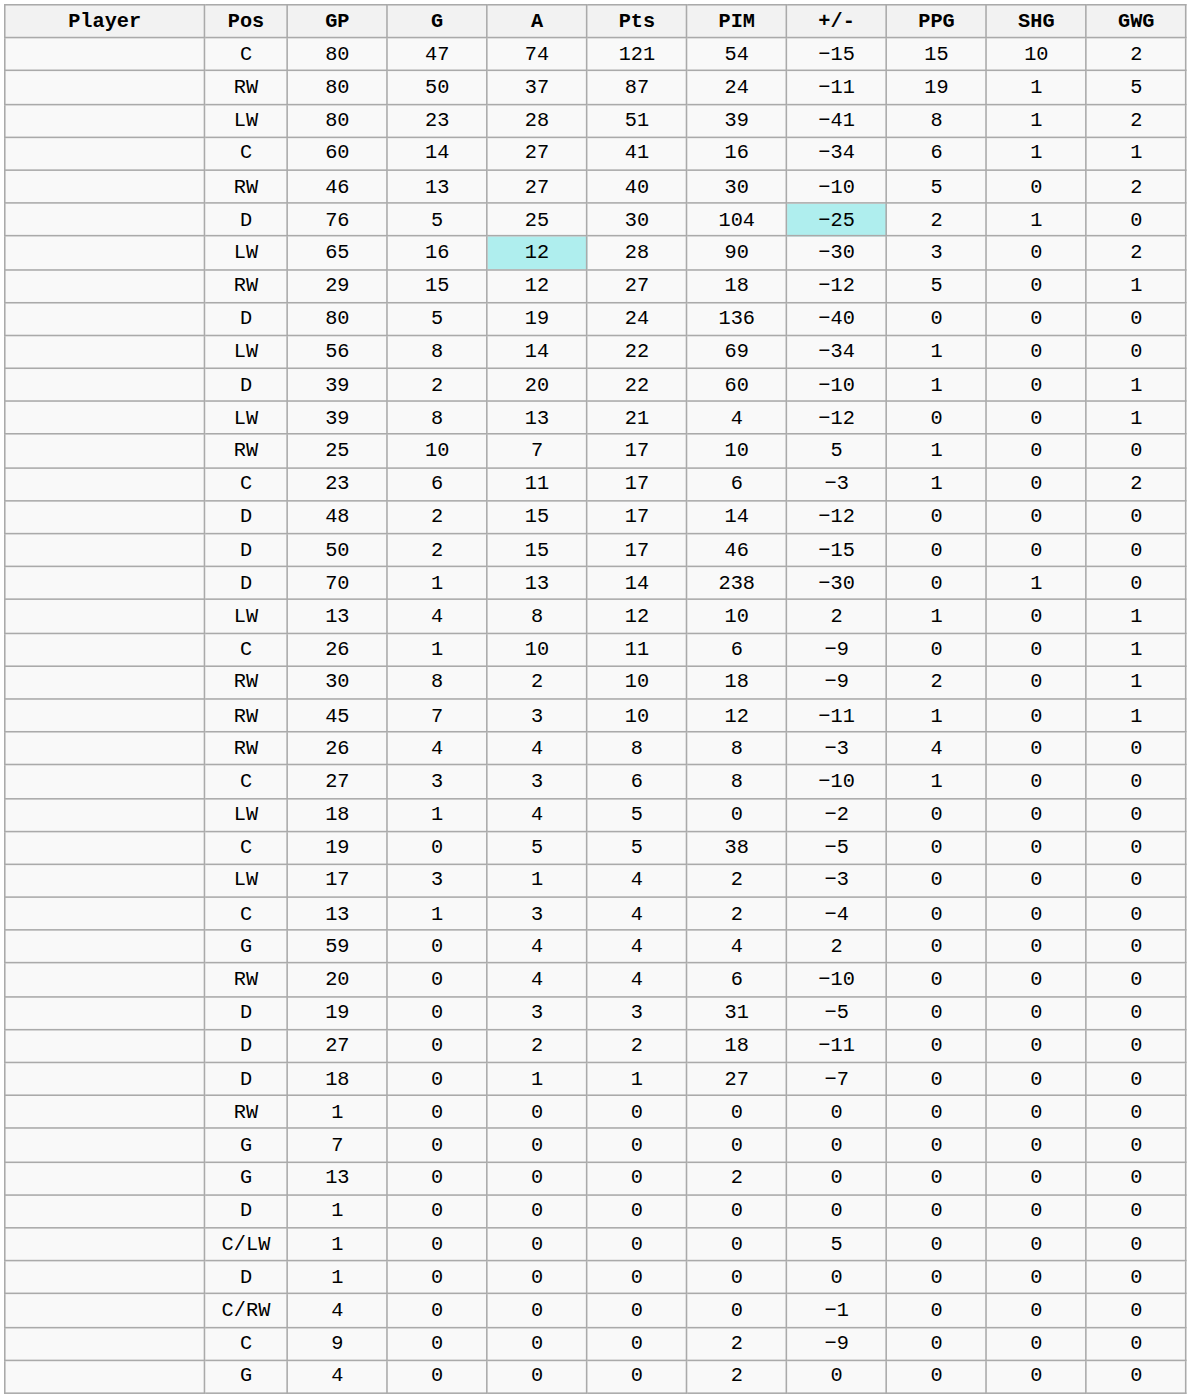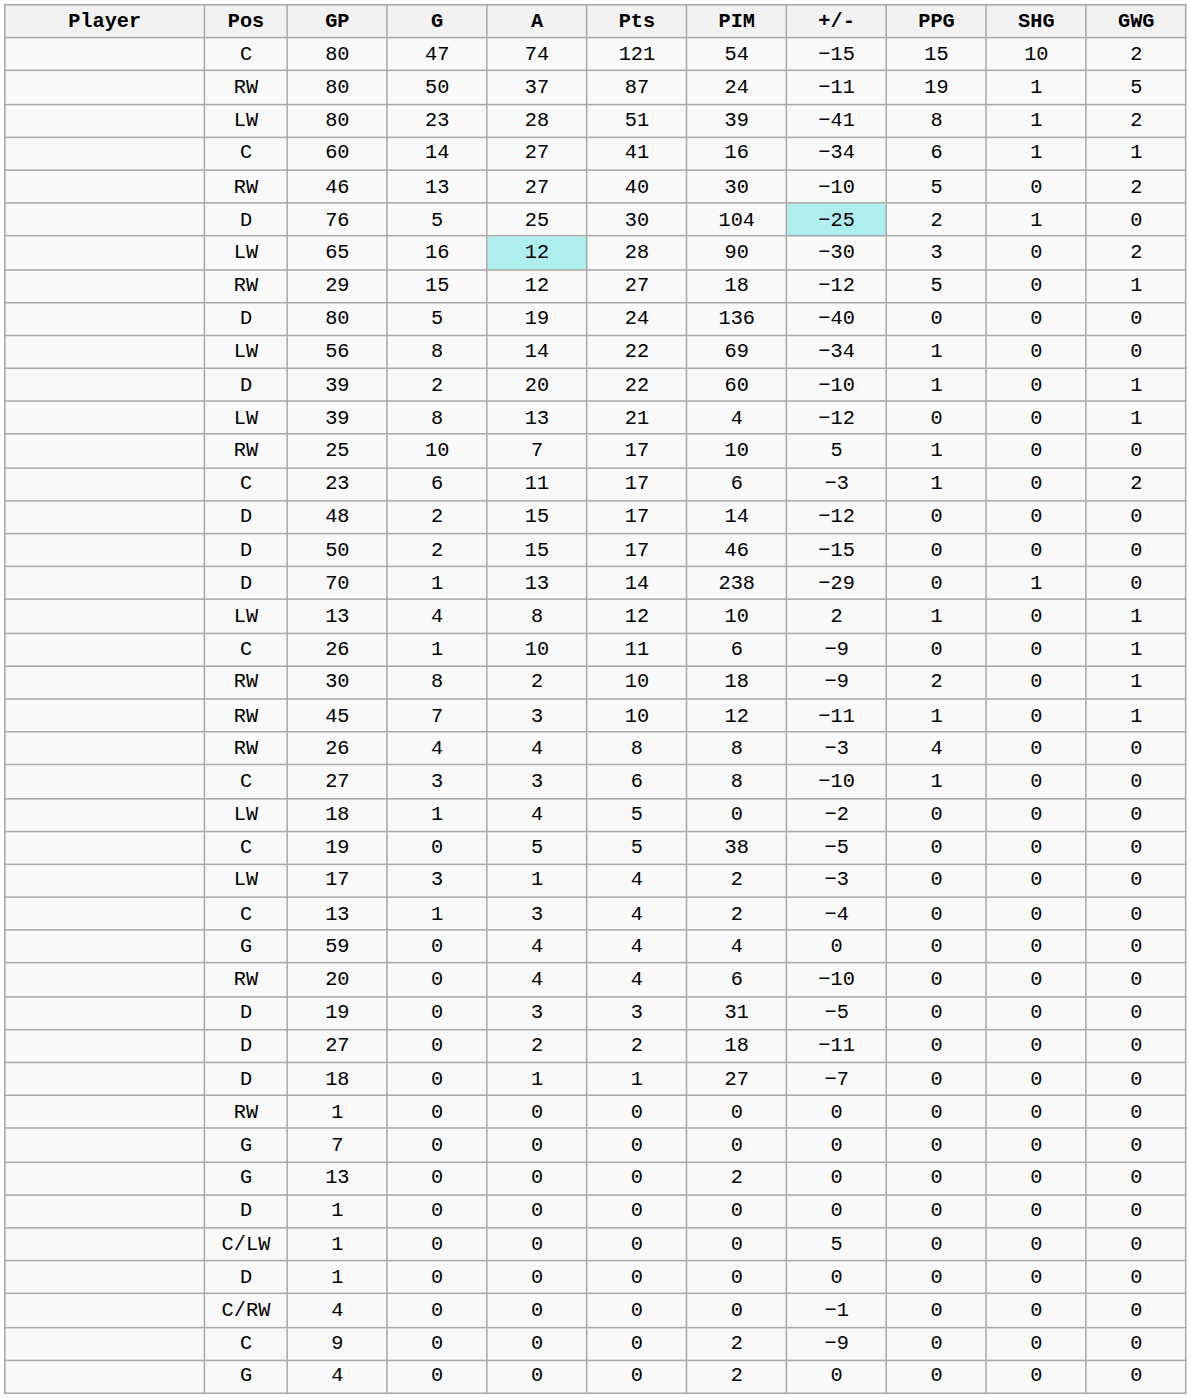(837, 583) −30 -> (837, 583) −29
(837, 947) 2 -> (837, 947) 0
